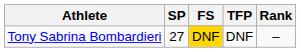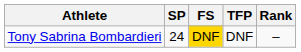(177, 37) 27 -> (177, 37) 24
